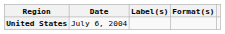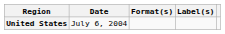columns swapped: (193, 11) <-> (150, 11)
